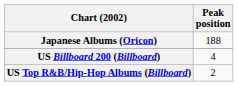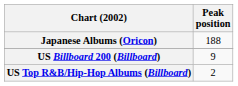(213, 56) 4 -> (213, 56) 9
